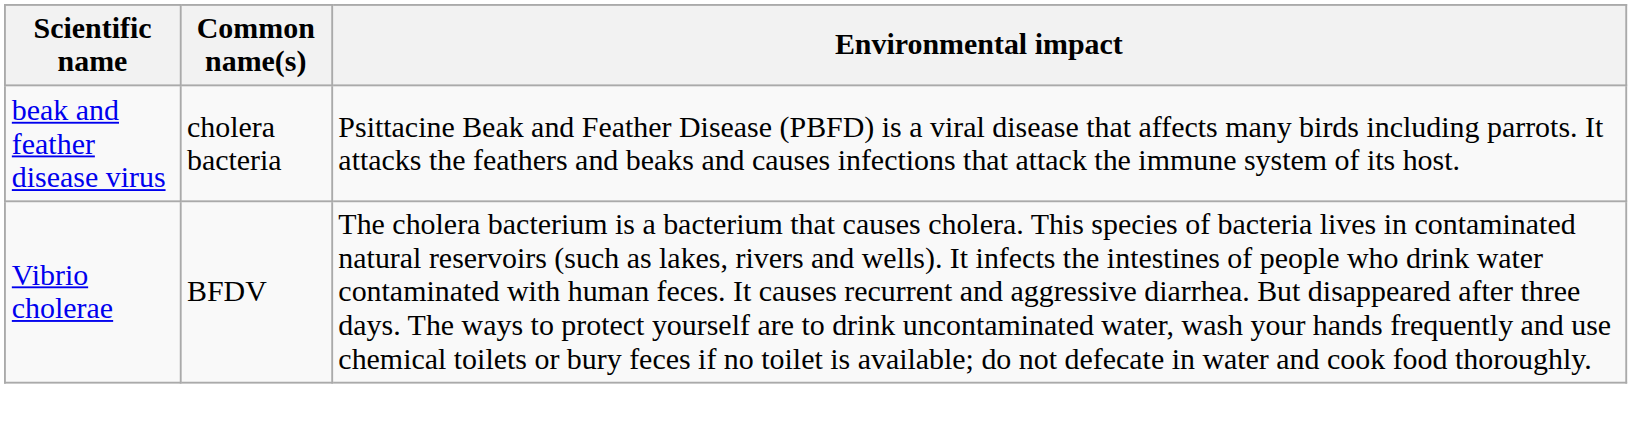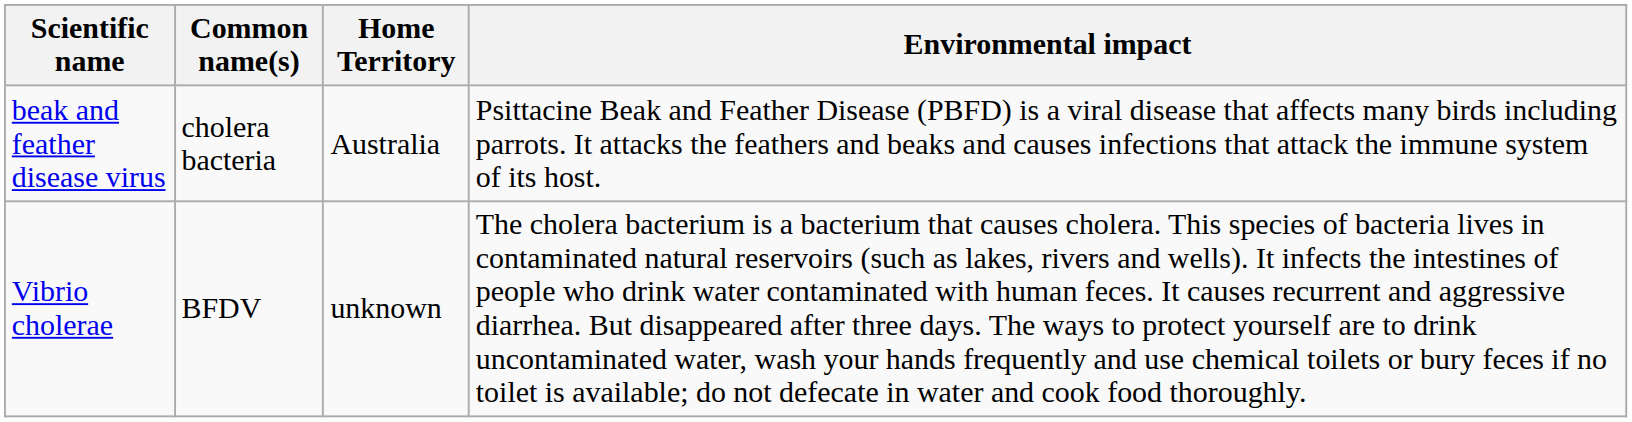+ column: (396, 45)
